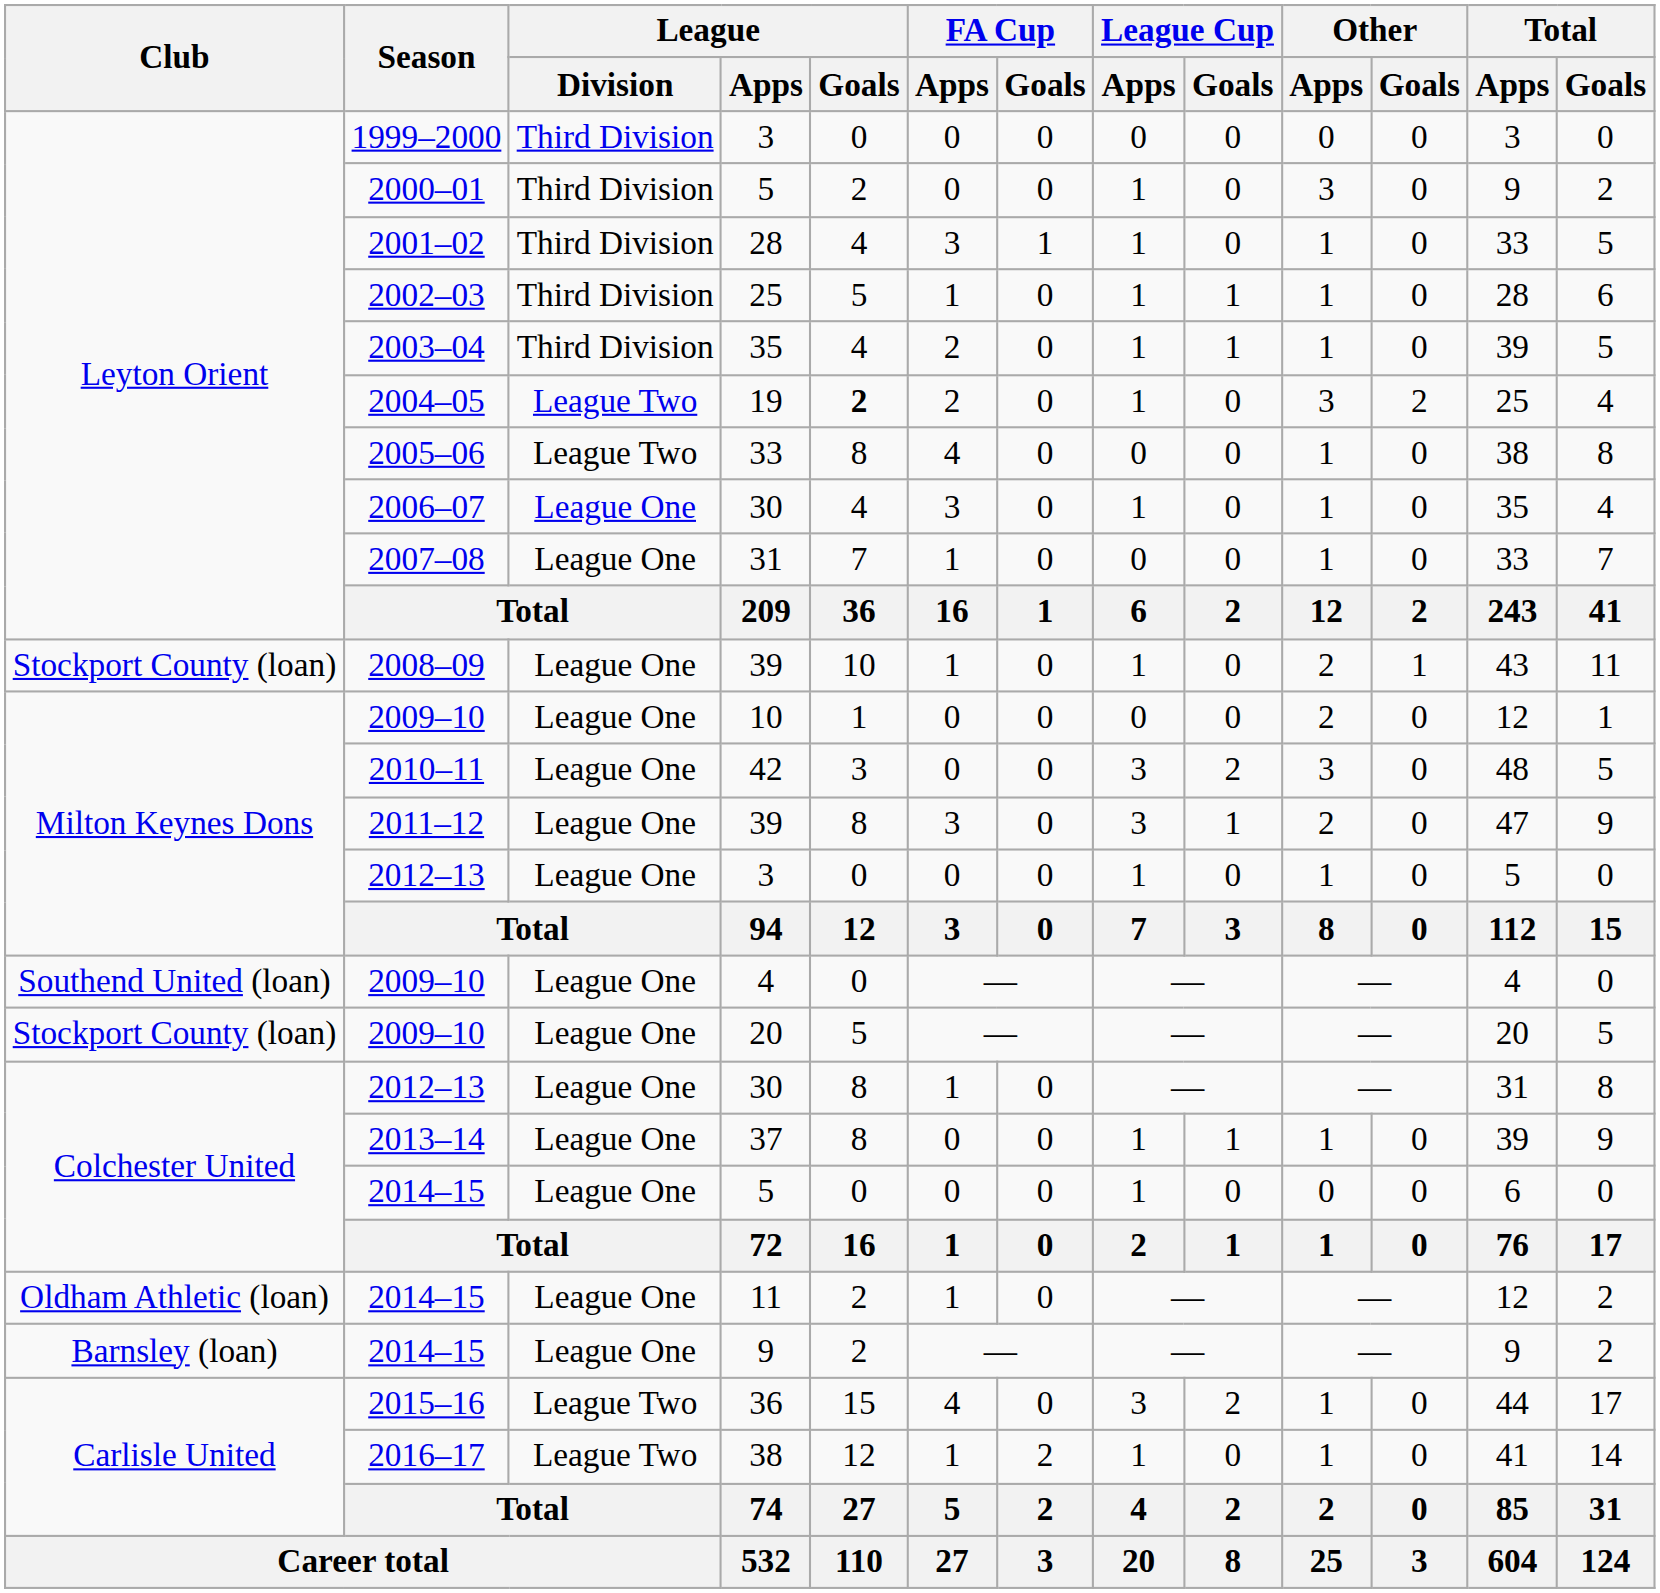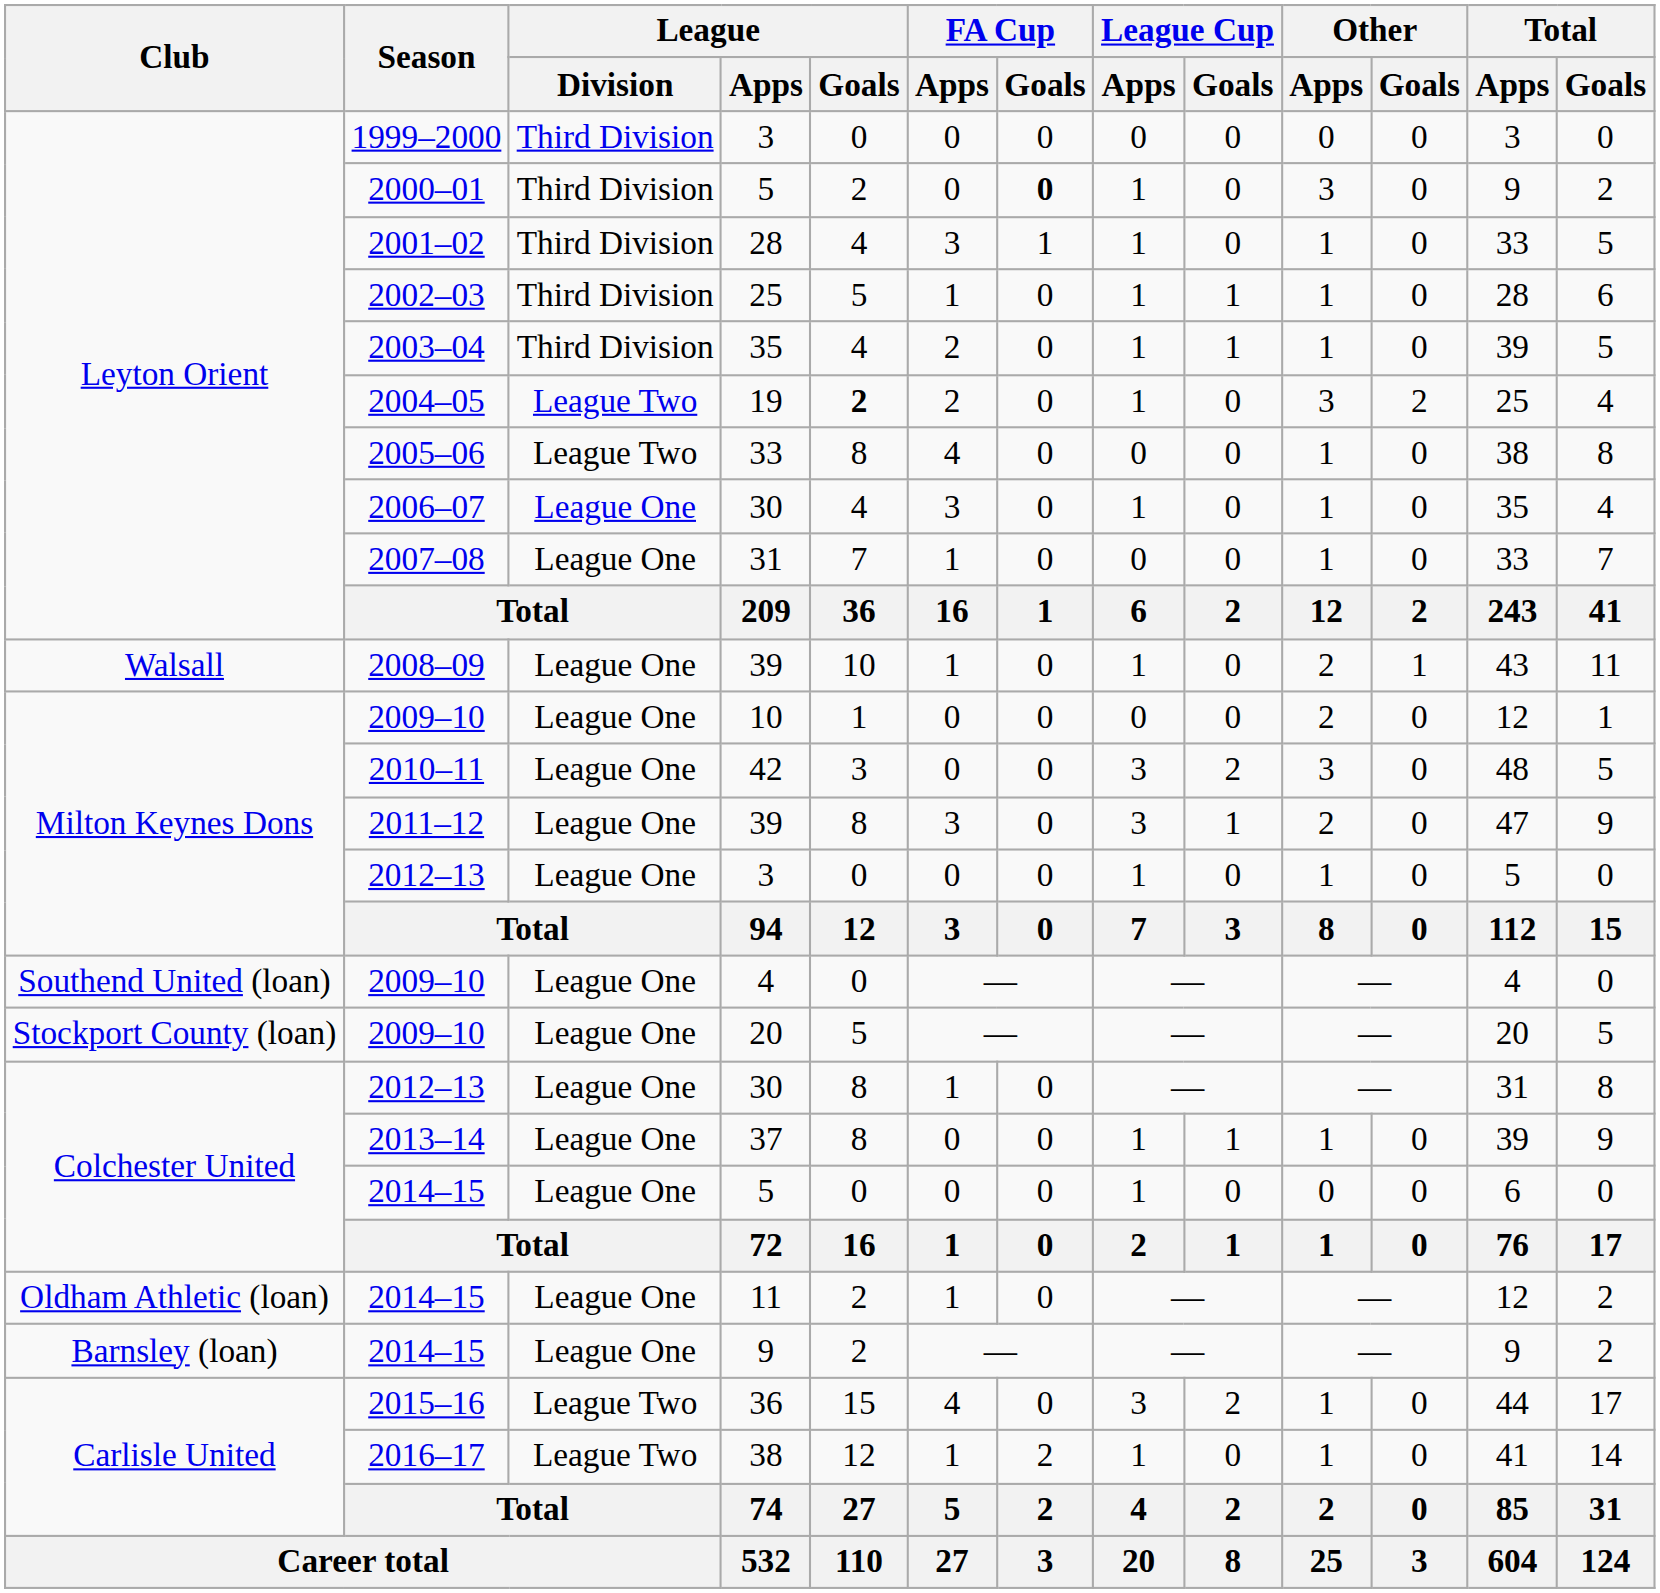(1045, 189) normal -> (1045, 189) bold
(174, 664) Stockport County (loan) -> (174, 664) Walsall
